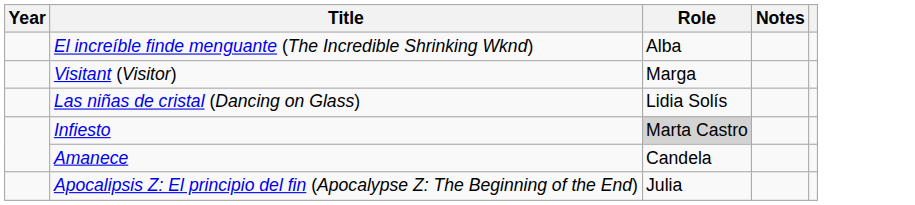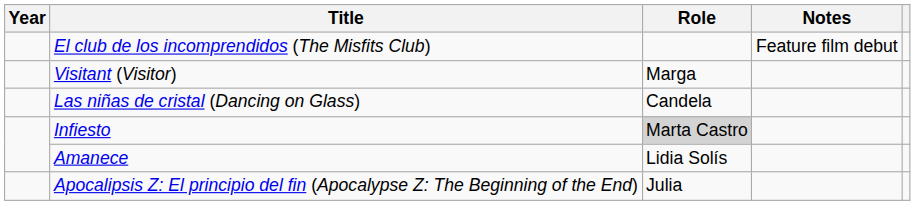+ row: (242, 46)
- row: (294, 46)
(687, 102) Lidia Solís -> (679, 102) Candela
(679, 158) Candela -> (687, 158) Lidia Solís
